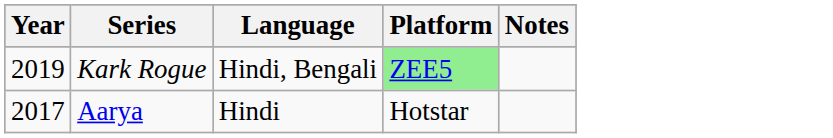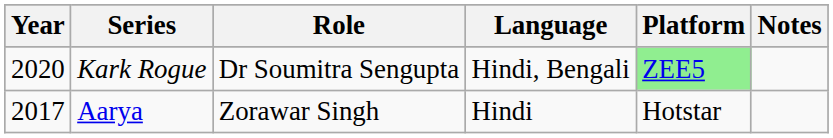+ column: (339, 25)
(38, 68) 2019 -> (38, 68) 2020
